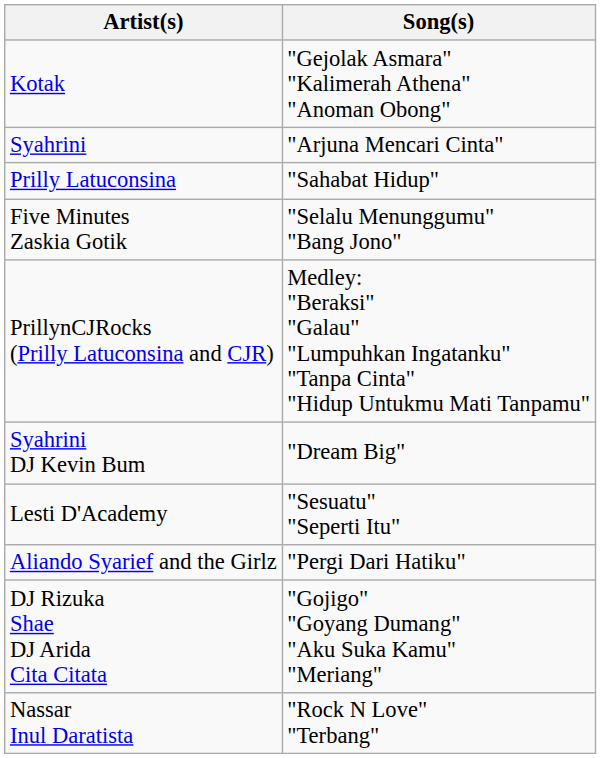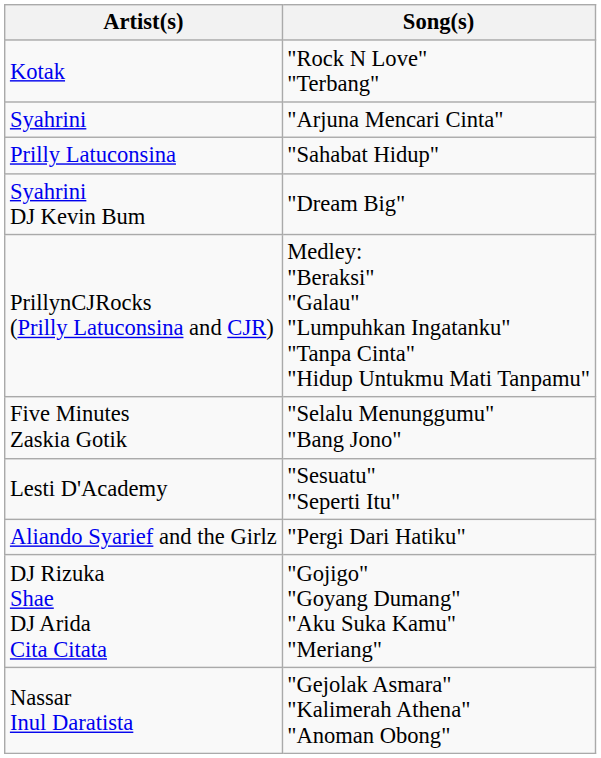(379, 83) "Gejolak Asmara" "Kalimerah Athena" "Anoman Obong" -> (357, 70) "Rock N Love" "Terbang"
rows swapped: (78, 452) <-> (70, 228)
(357, 722) "Rock N Love" "Terbang" -> (379, 710) "Gejolak Asmara" "Kalimerah Athena" "Anoman Obong"
